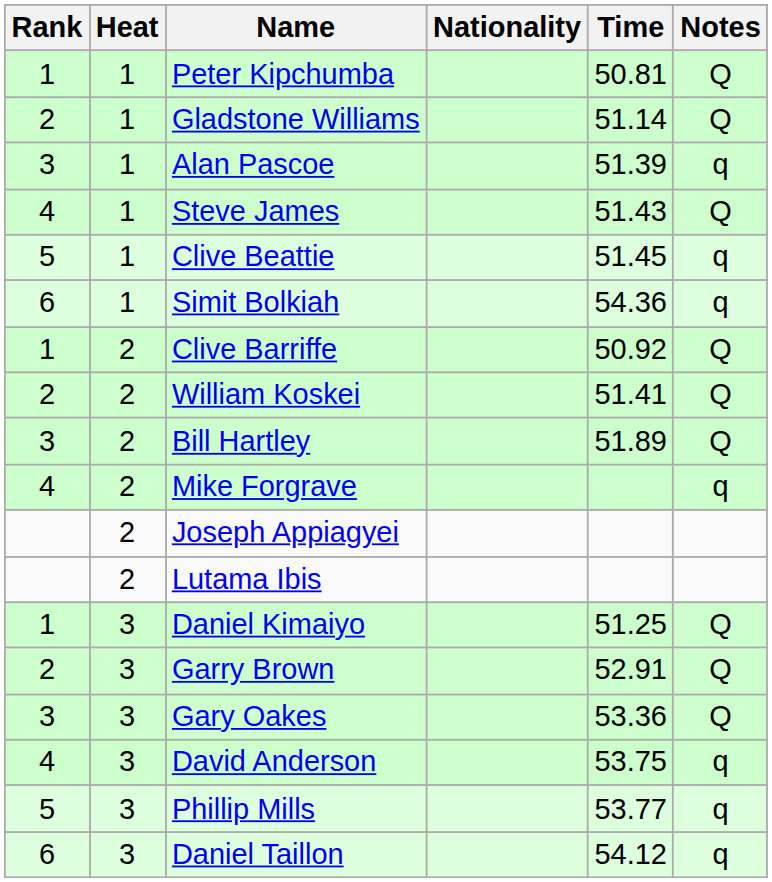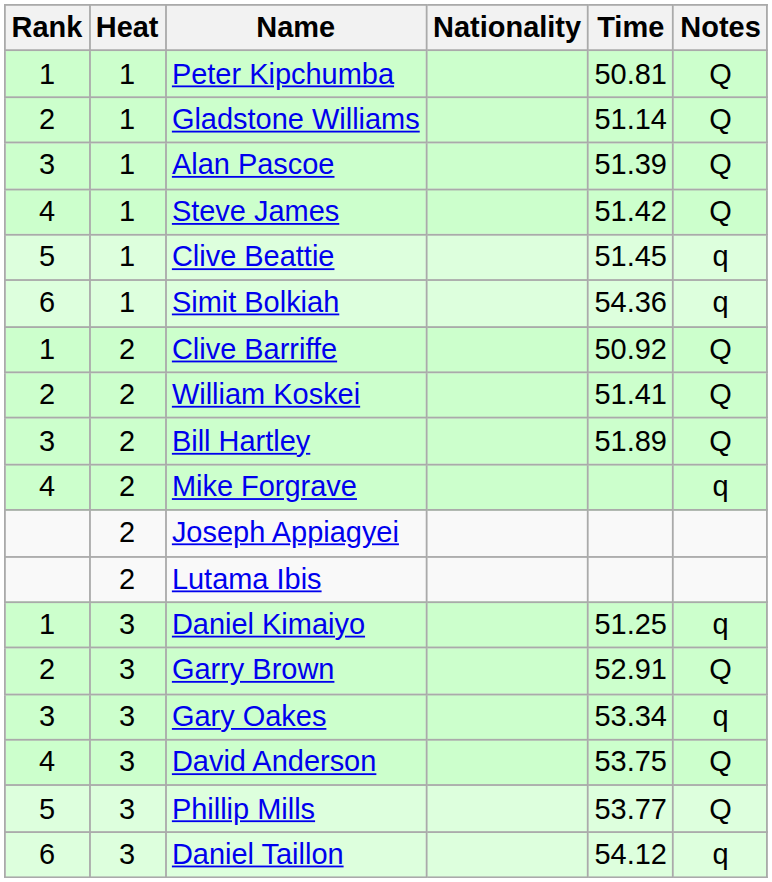(721, 165) q -> (721, 165) Q
(631, 211) 51.43 -> (631, 211) 51.42
(721, 624) Q -> (721, 624) q
(631, 716) 53.36 -> (631, 716) 53.34
(721, 716) Q -> (721, 716) q
(721, 762) q -> (721, 762) Q
(721, 808) q -> (721, 808) Q
